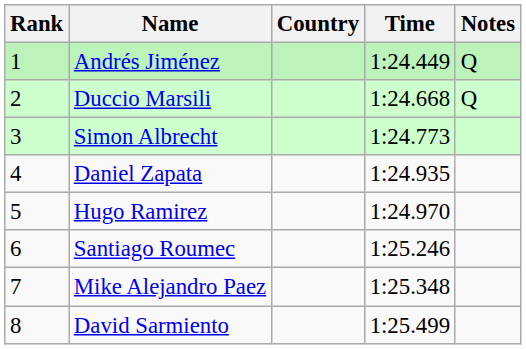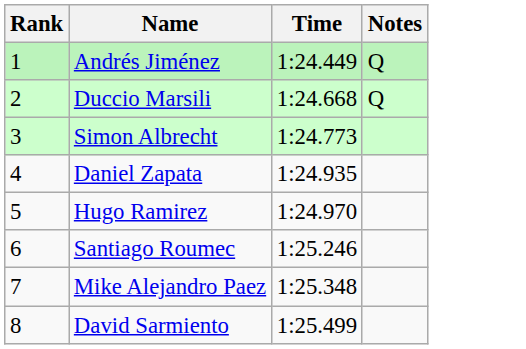- column: (318, 23)
